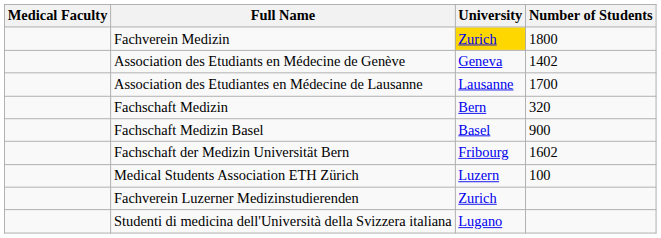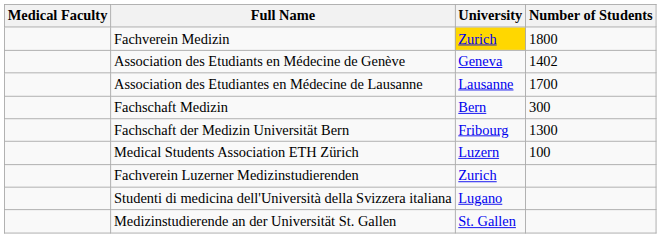(540, 107) 320 -> (540, 107) 300
- row: (189, 130)
(543, 152) 1602 -> (543, 130) 1300
+ row: (255, 221)
